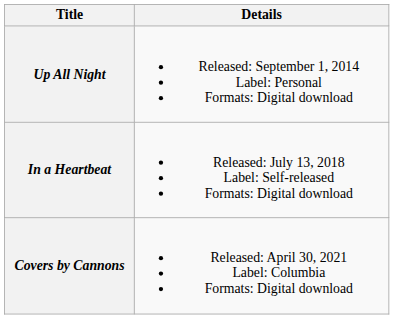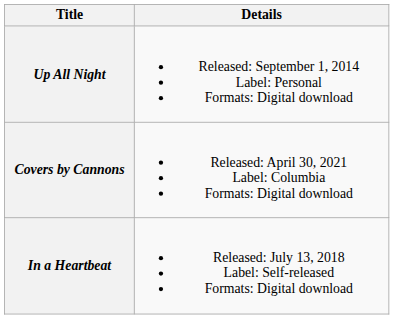rows swapped: (70, 169) <-> (70, 265)
